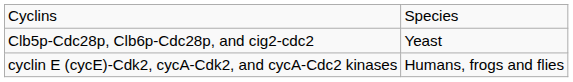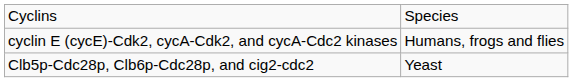rows swapped: (203, 64) <-> (161, 40)
